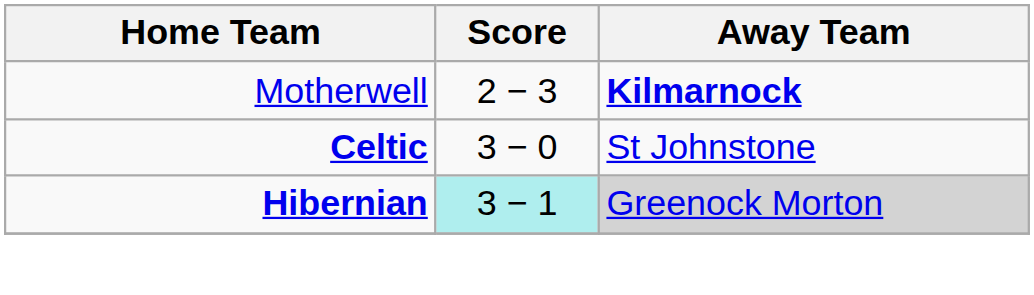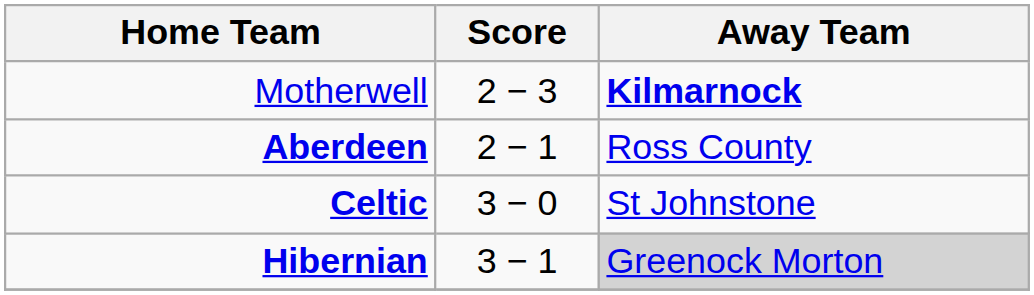+ row: (345, 146)
(517, 203) paleturquoise background -> (517, 260) no background
